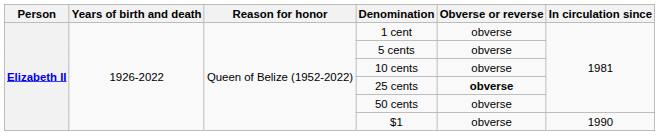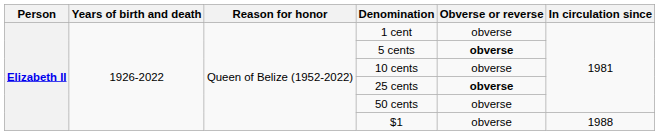(492, 50) normal -> (492, 50) bold
(600, 122) 1990 -> (600, 122) 1988
